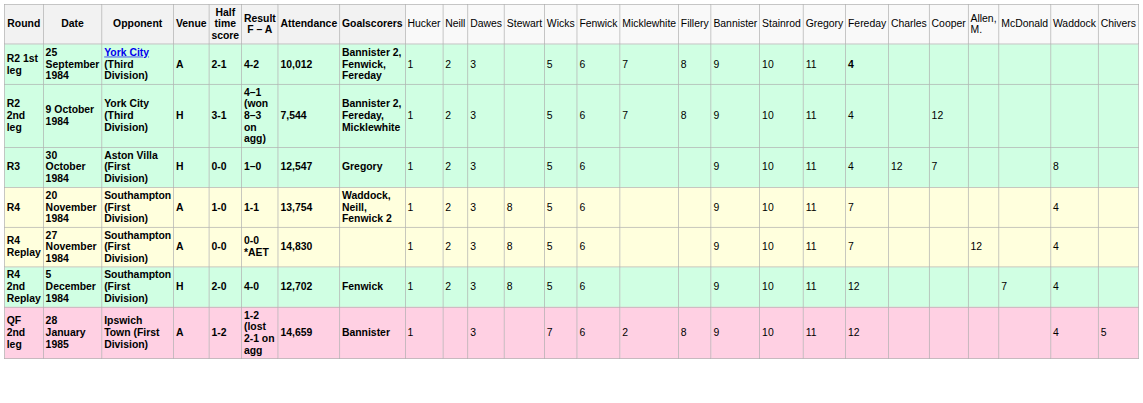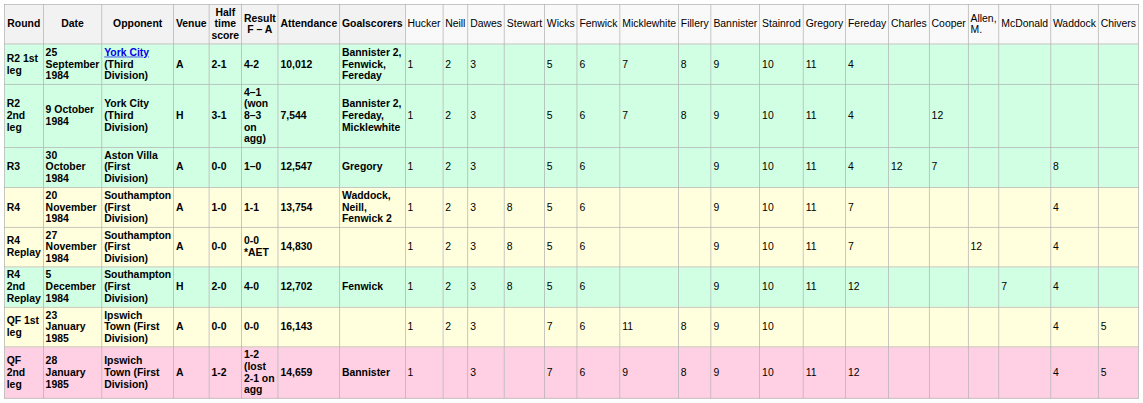(851, 64) bold -> (851, 64) normal
(180, 167) H -> (180, 167) A
+ row: (23, 327)
(625, 332) 2 -> (625, 372) 9
